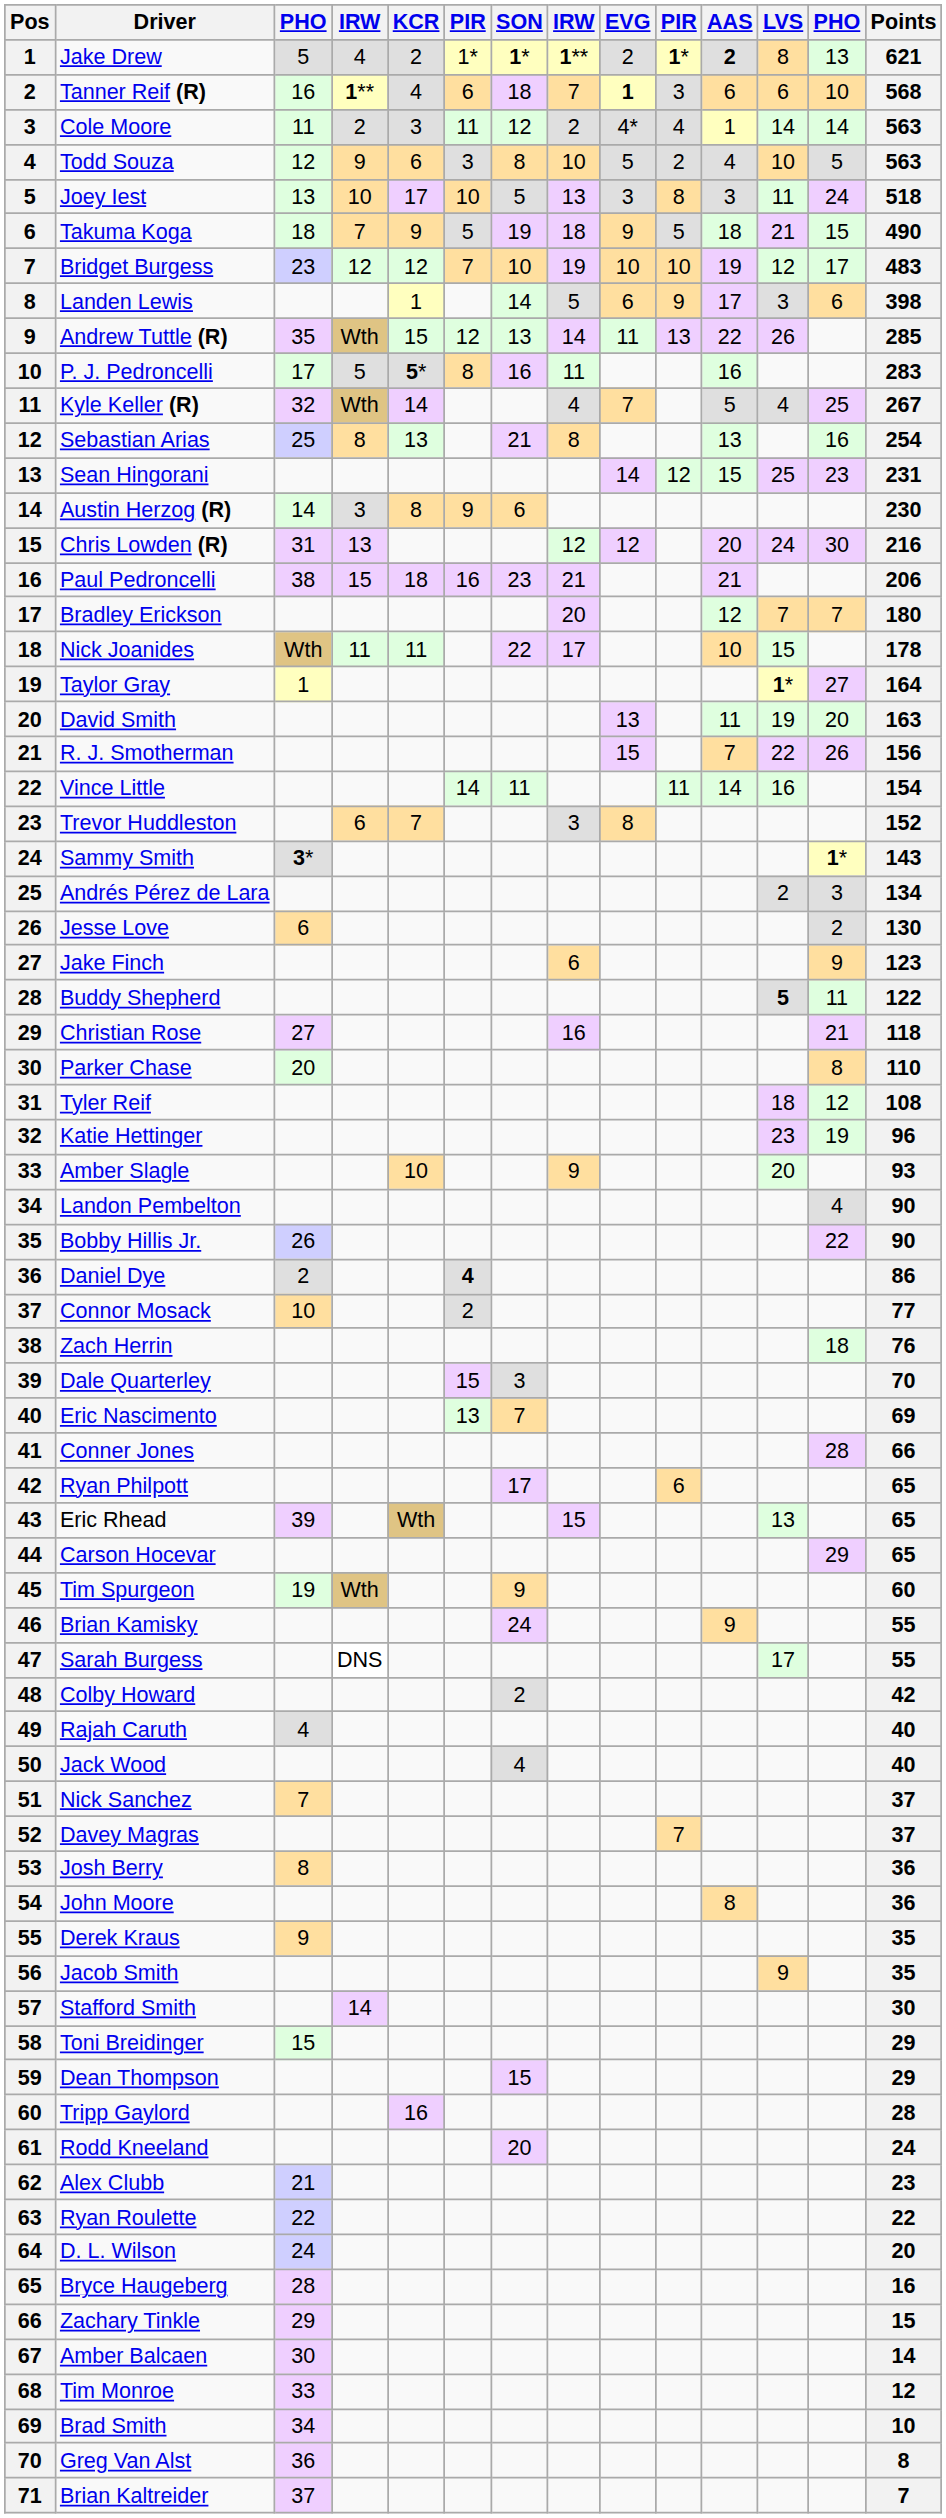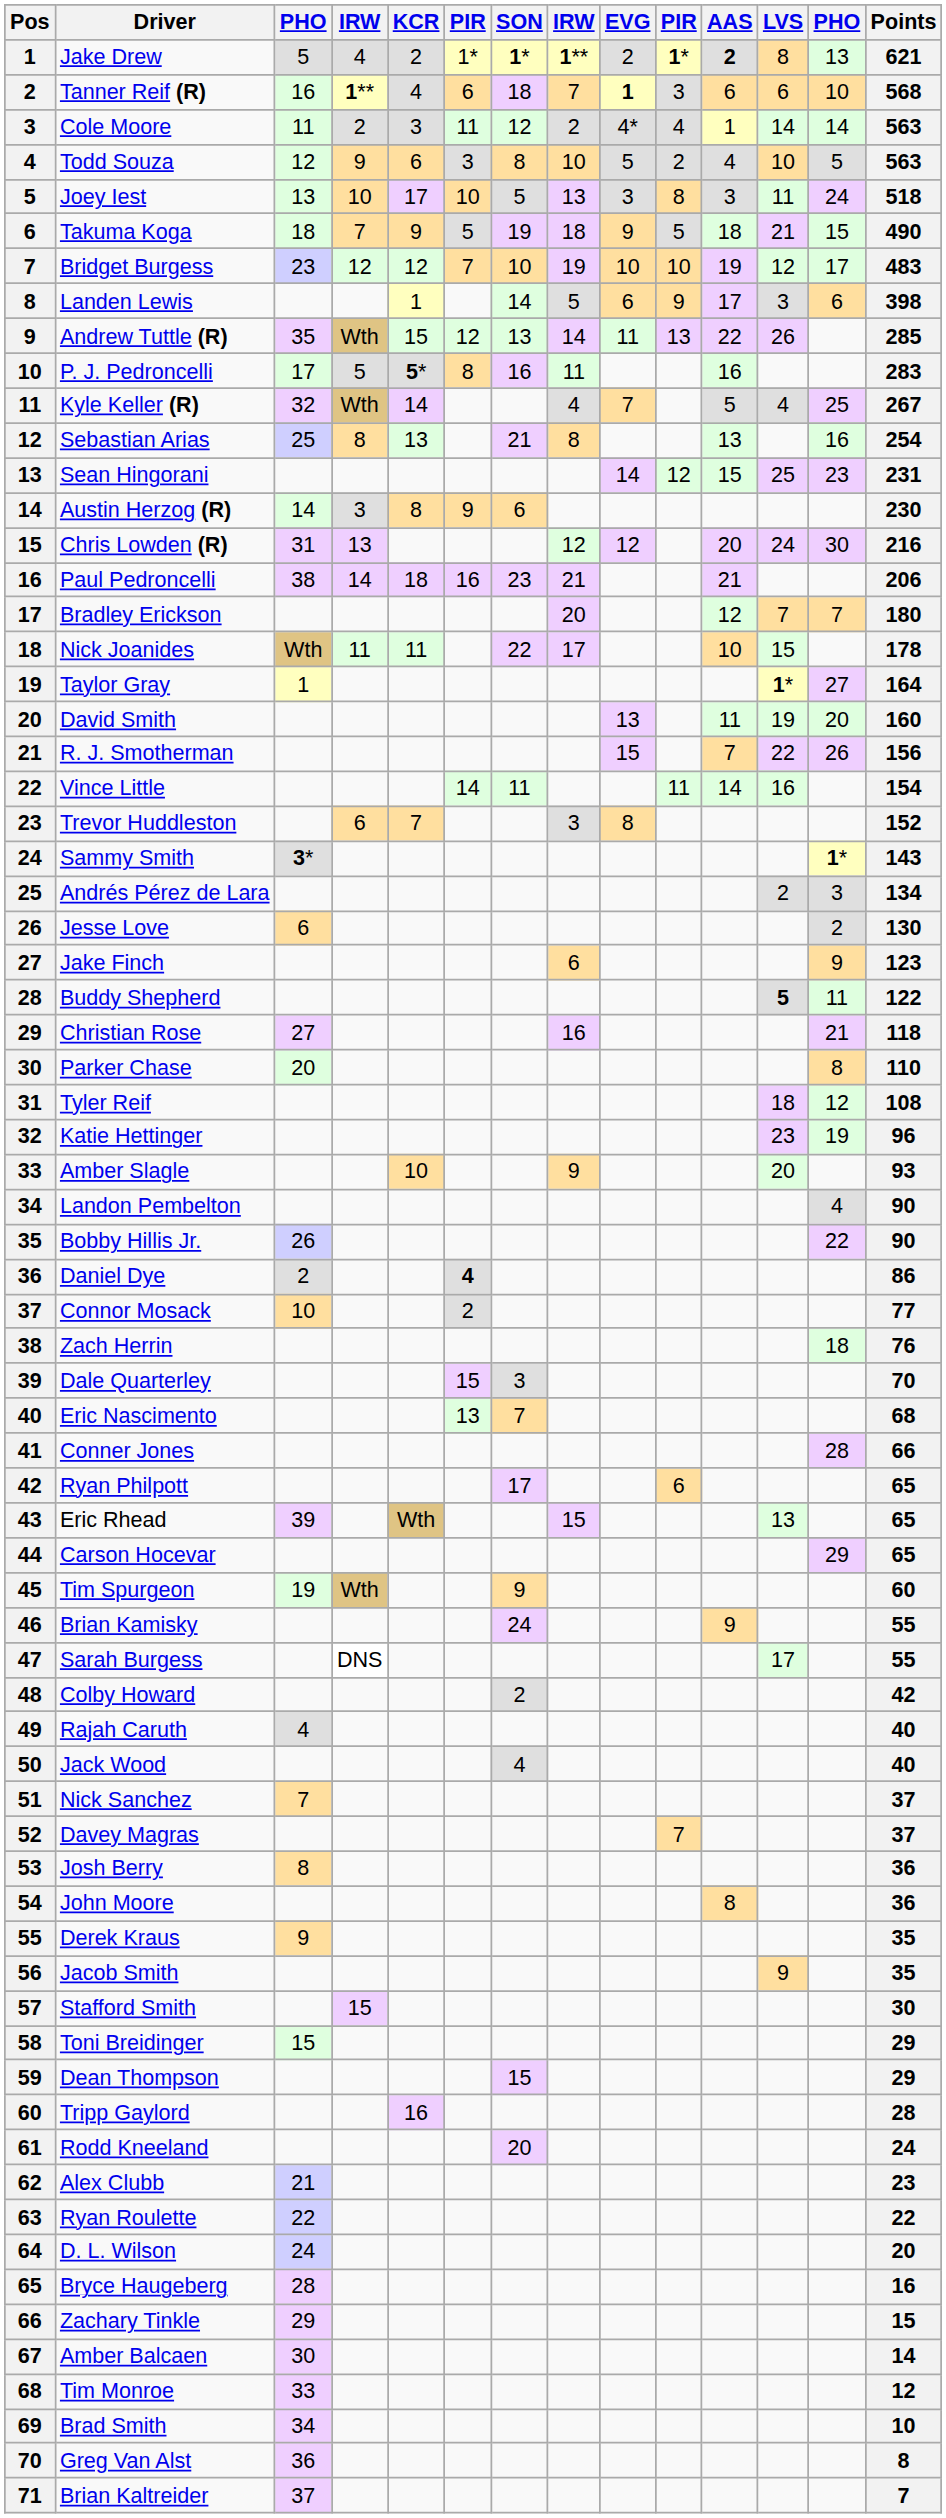(360, 580) 15 -> (360, 580) 14
(904, 719) 163 -> (904, 719) 160
(904, 1416) 69 -> (904, 1416) 68
(360, 2008) 14 -> (360, 2008) 15
